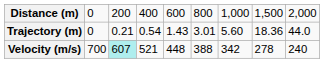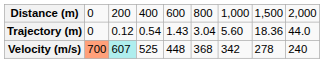(123, 31) 0.21 -> (123, 31) 0.12
(205, 31) 3.01 -> (205, 31) 3.04
(97, 49) no background -> (97, 49) lightsalmon background
(148, 49) 521 -> (148, 49) 525
(203, 49) 388 -> (203, 49) 368
